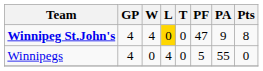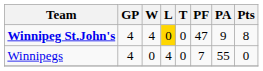(201, 55) 5 -> (201, 55) 7
